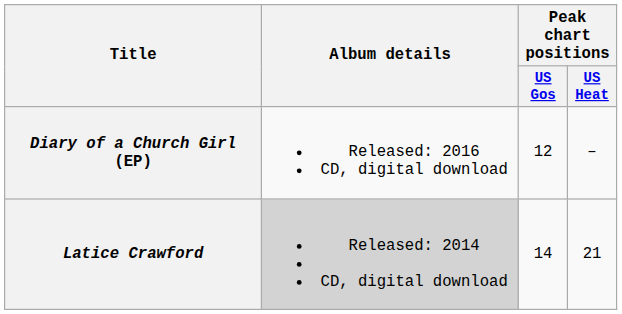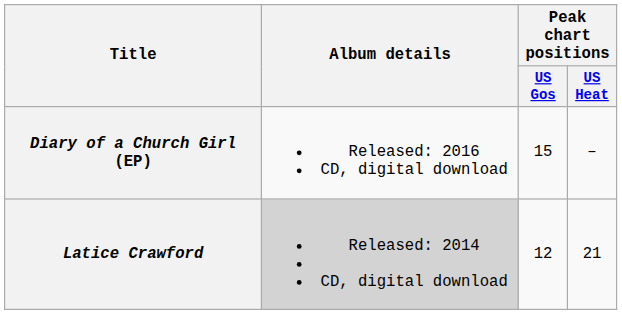(543, 153) 12 -> (543, 153) 15
(543, 254) 14 -> (543, 254) 12
